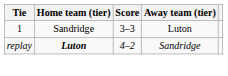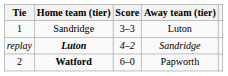+ row: (74, 62)
